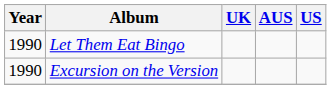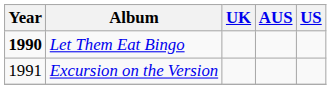(25, 44) normal -> (25, 44) bold
(25, 71) 1990 -> (25, 71) 1991
